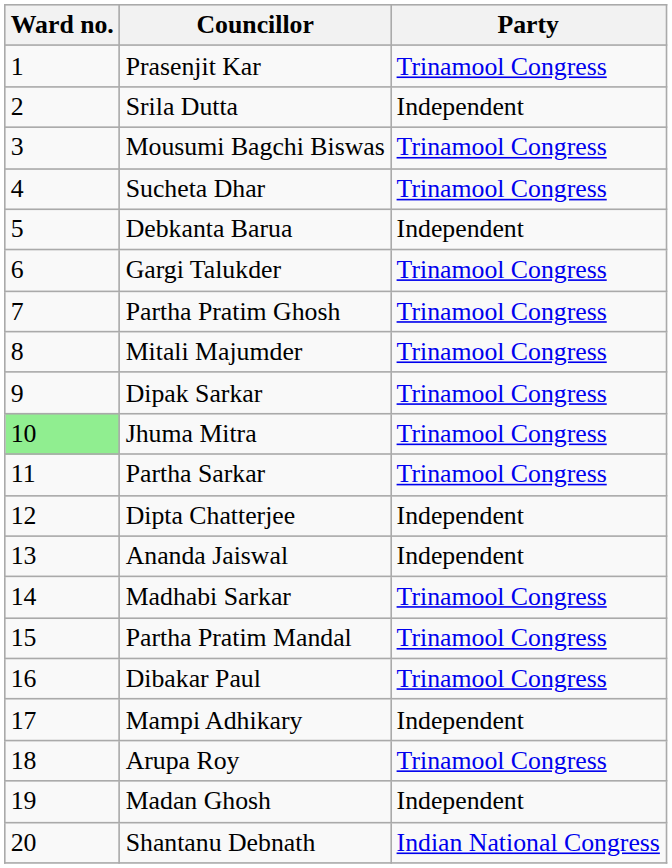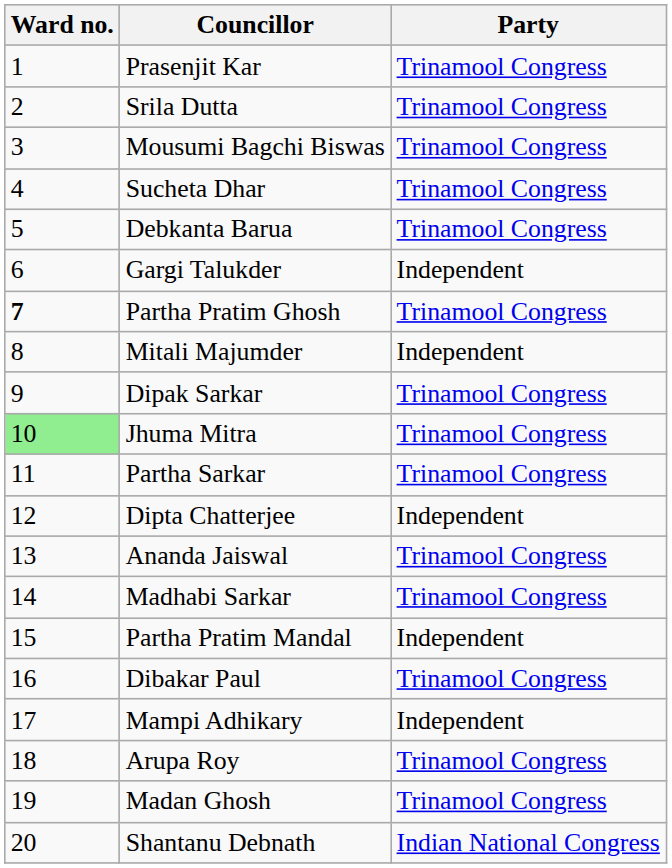(460, 106) Independent -> (502, 106) Trinamool Congress
(460, 229) Independent -> (502, 229) Trinamool Congress
(502, 270) Trinamool Congress -> (460, 270) Independent
(17, 310) normal -> (17, 310) bold
(502, 351) Trinamool Congress -> (460, 351) Independent
(460, 556) Independent -> (502, 556) Trinamool Congress
(502, 637) Trinamool Congress -> (460, 637) Independent
(460, 801) Independent -> (502, 801) Trinamool Congress
